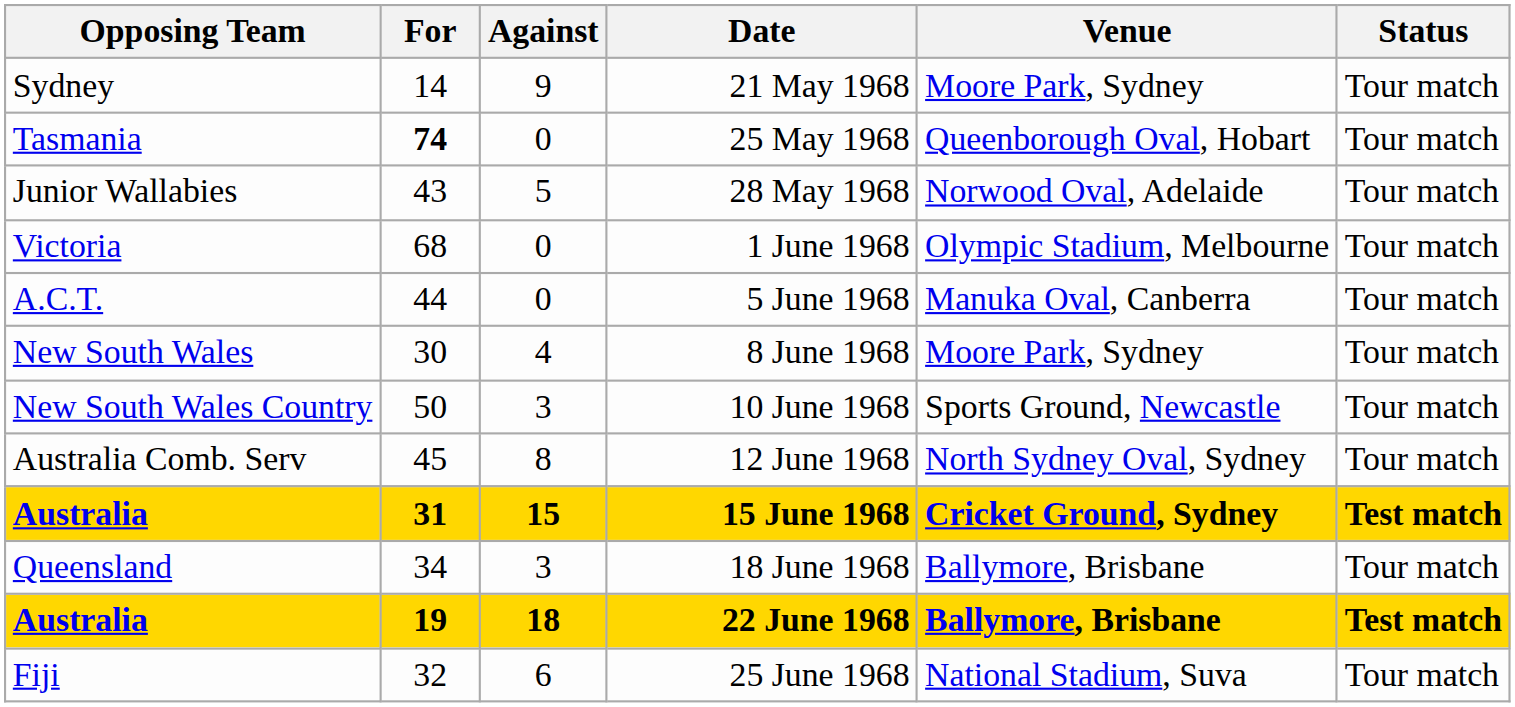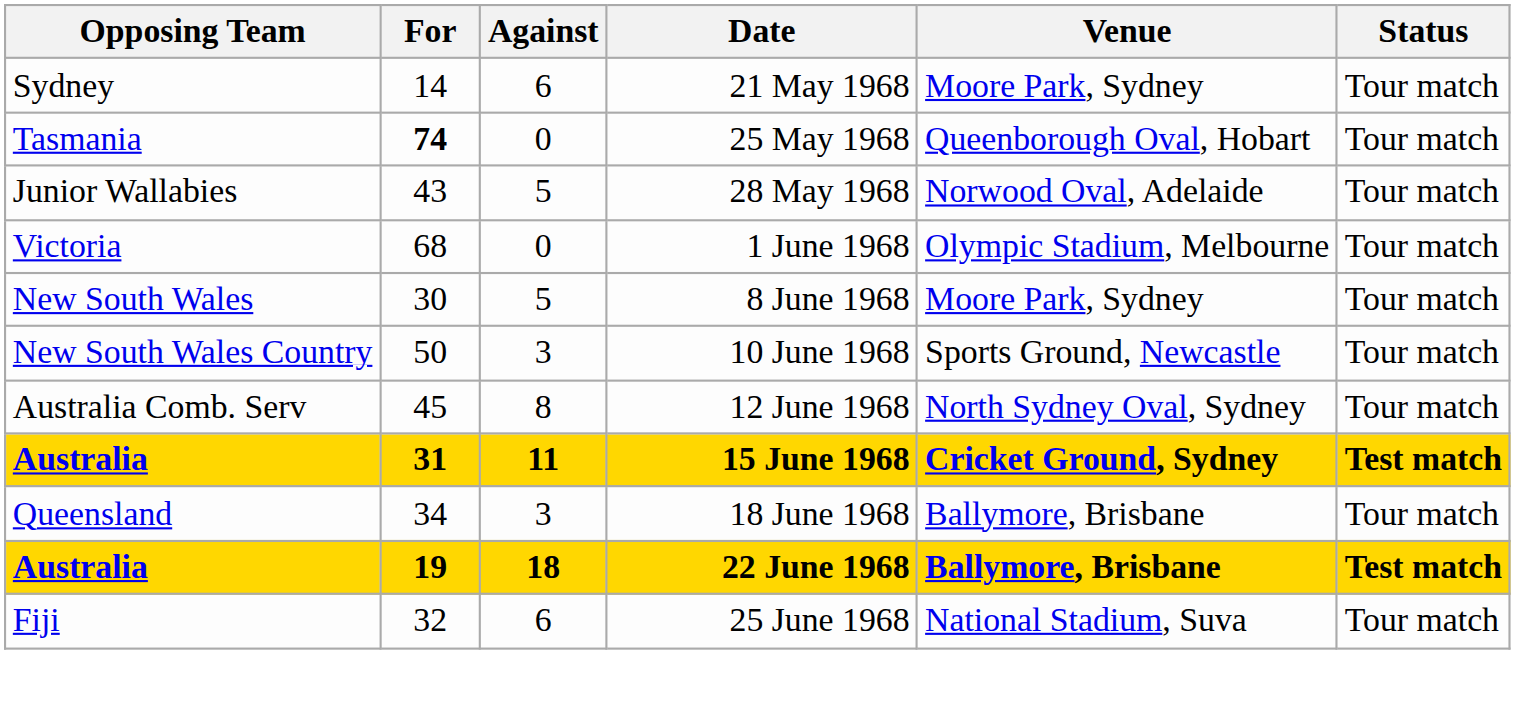(543, 84) 9 -> (543, 84) 6
- row: (828, 298)
(543, 352) 4 -> (543, 298) 5
(543, 513) 15 -> (543, 459) 11
